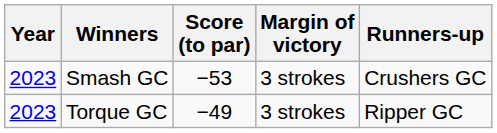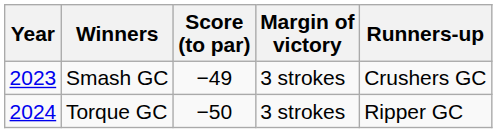(214, 78) −53 -> (214, 78) −49
(33, 111) 2023 -> (33, 111) 2024
(214, 111) −49 -> (214, 111) −50
